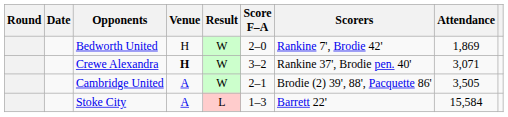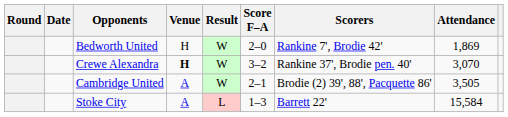(466, 64) 3,071 -> (466, 64) 3,070
